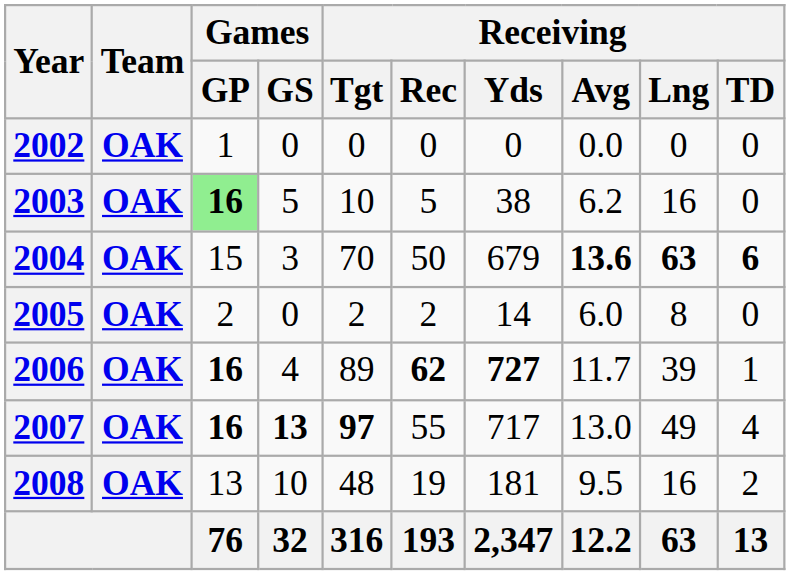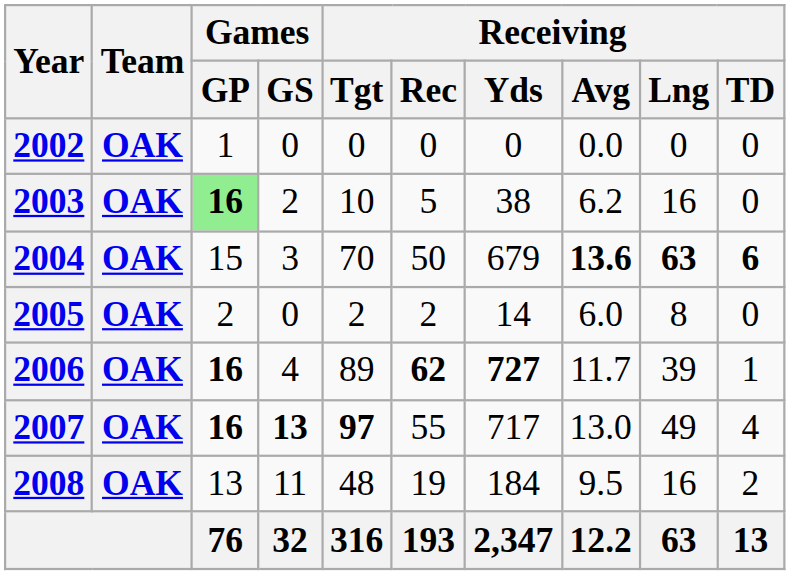(290, 201) 5 -> (290, 201) 2
(290, 483) 10 -> (290, 483) 11
(513, 483) 181 -> (513, 483) 184
